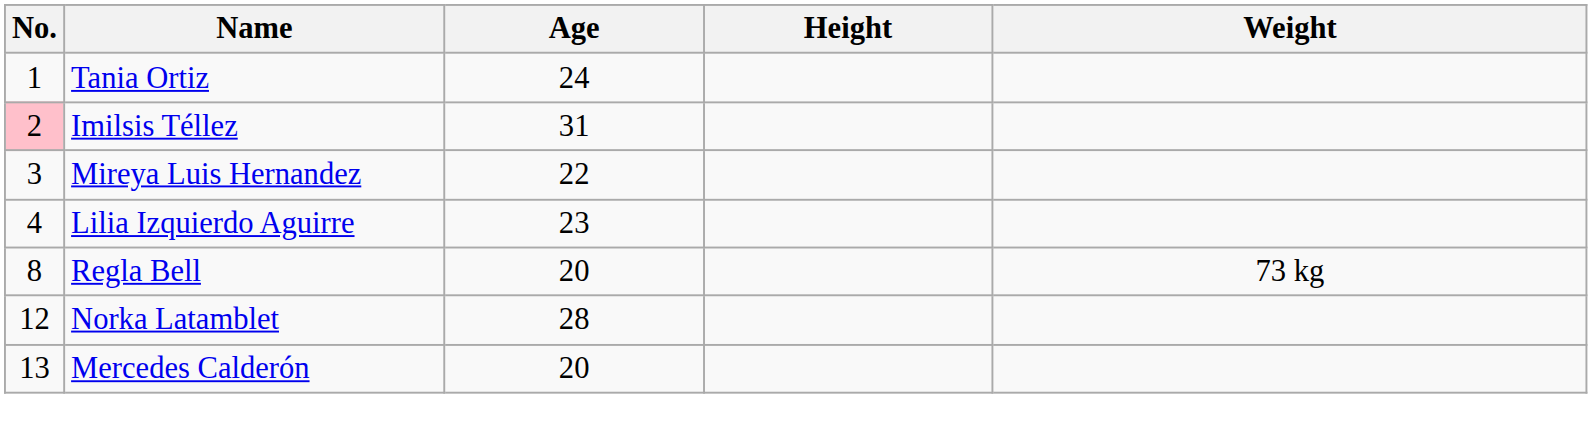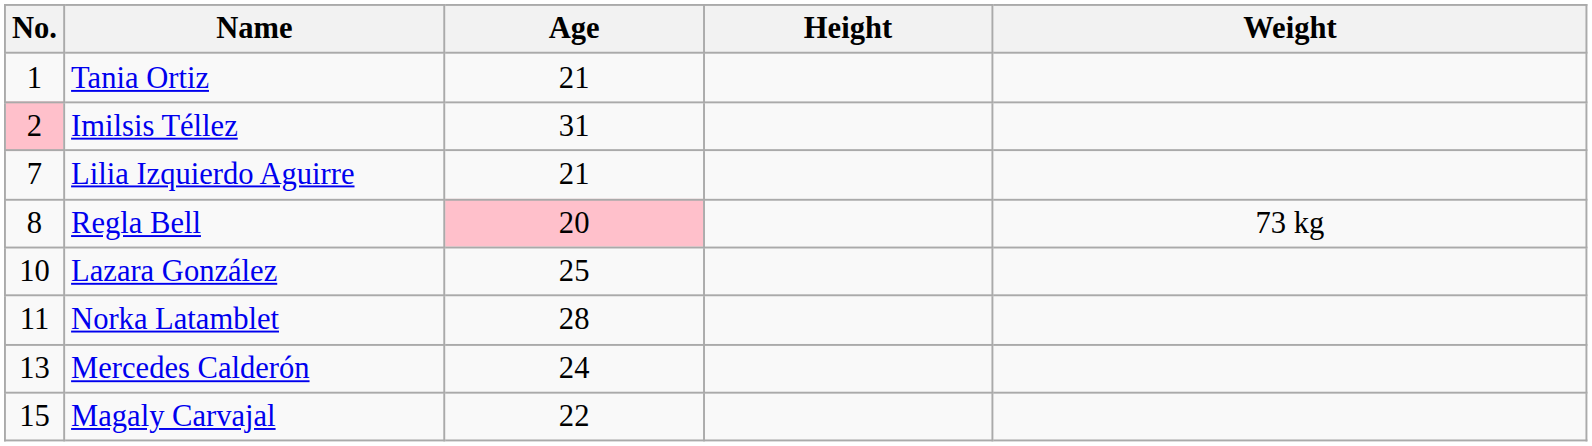(574, 77) 24 -> (574, 77) 21
- row: (216, 174)
(35, 222) 4 -> (35, 174) 7
(574, 222) 23 -> (574, 174) 21
(574, 271) no background -> (574, 222) pink background
+ row: (174, 271)
(35, 319) 12 -> (35, 319) 11
(574, 367) 20 -> (574, 367) 24
+ row: (173, 416)
